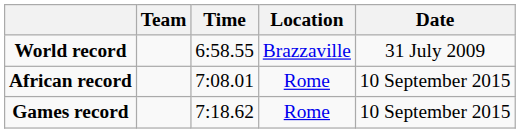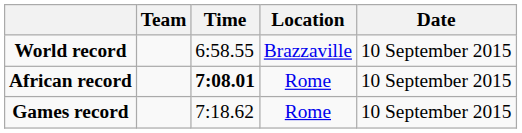(435, 50) 31 July 2009 -> (436, 50) 10 September 2015
(225, 81) normal -> (225, 81) bold
